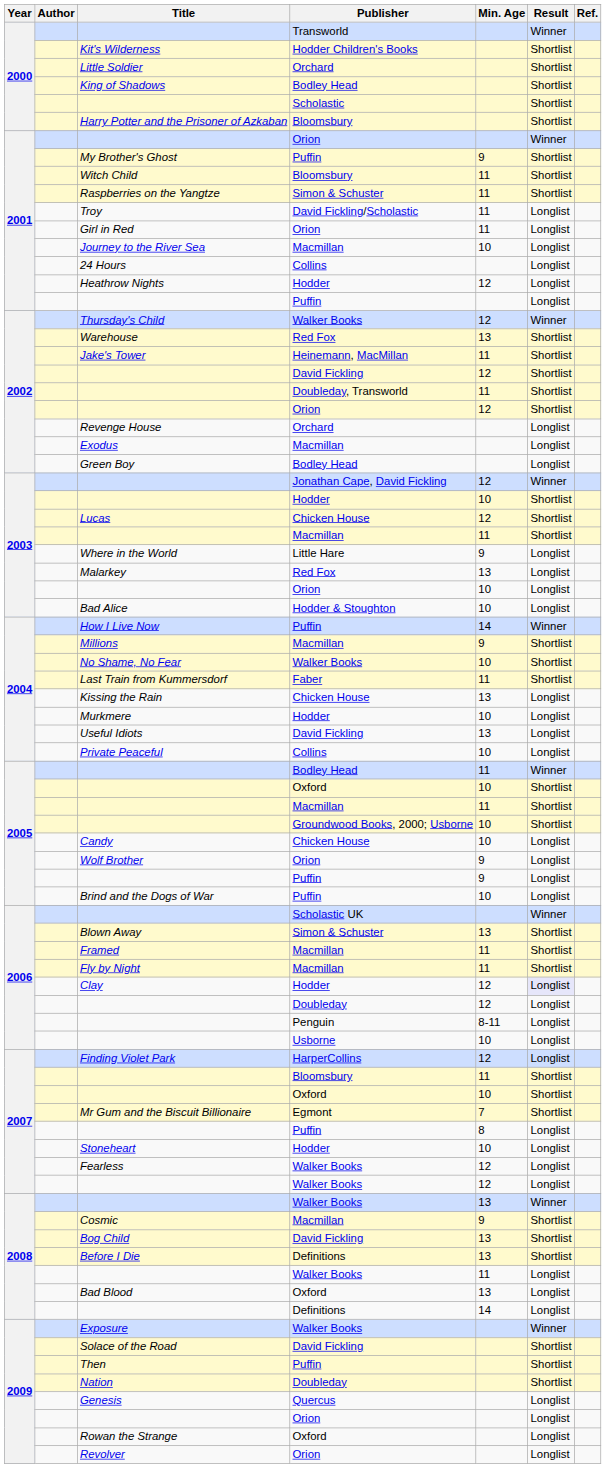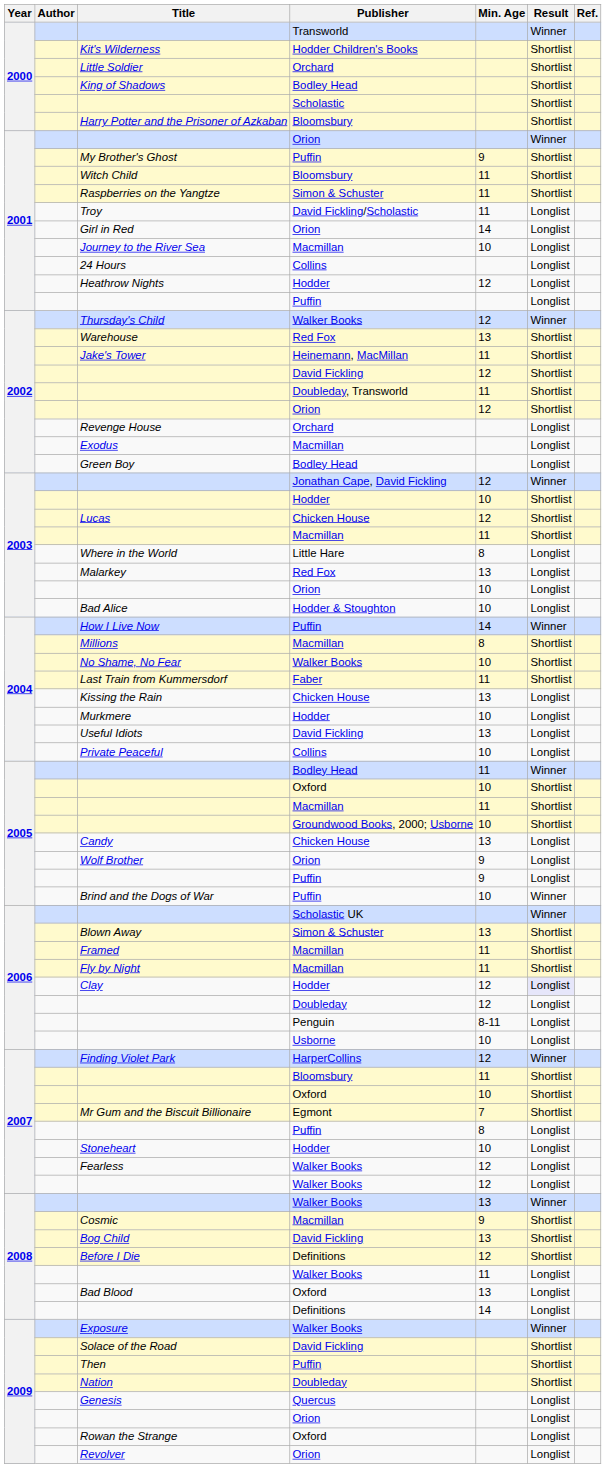(484, 229) 11 -> (485, 229) 14
(482, 553) 9 -> (482, 553) 8
(482, 644) 9 -> (482, 644) 8
(485, 842) 10 -> (485, 842) 13
(550, 896) Longlist -> (549, 896) Winner
(550, 1058) Longlist -> (549, 1058) Winner
(485, 1256) 13 -> (485, 1256) 12
